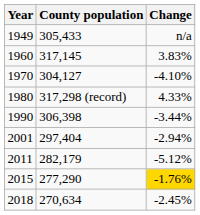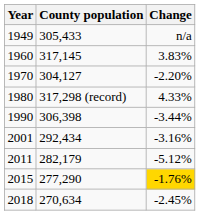(173, 76) -4.10% -> (173, 76) -2.20%
(60, 138) 297,404 -> (60, 138) 292,434
(173, 138) -2.94% -> (173, 138) -3.16%
